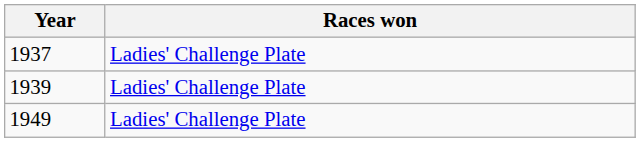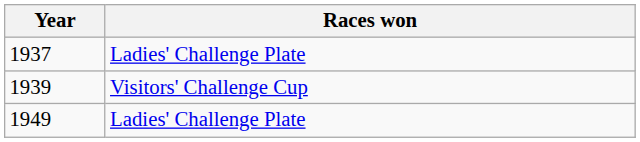(208, 86) Ladies' Challenge Plate -> (209, 86) Visitors' Challenge Cup
